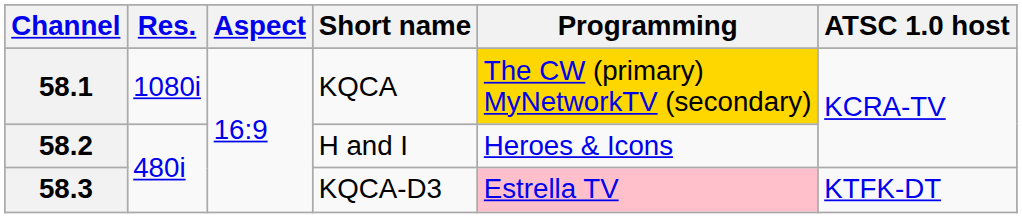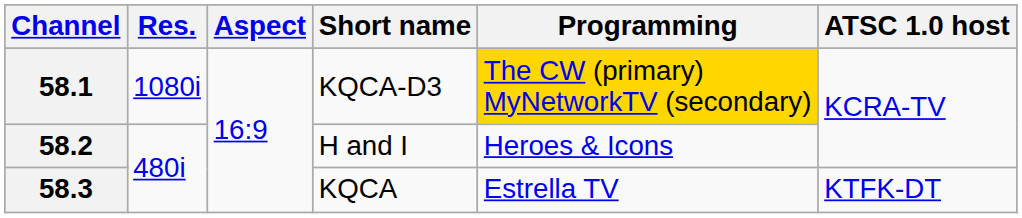(358, 85) KQCA -> (380, 85) KQCA-D3
(380, 189) KQCA-D3 -> (358, 189) KQCA
(551, 189) pink background -> (551, 189) no background
